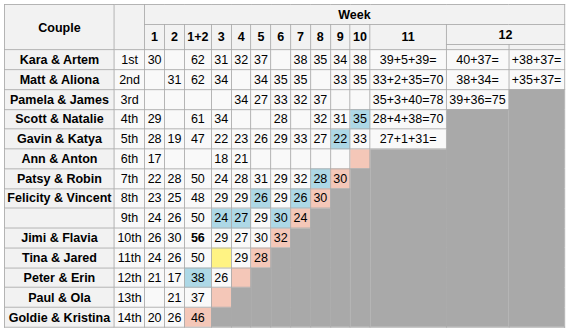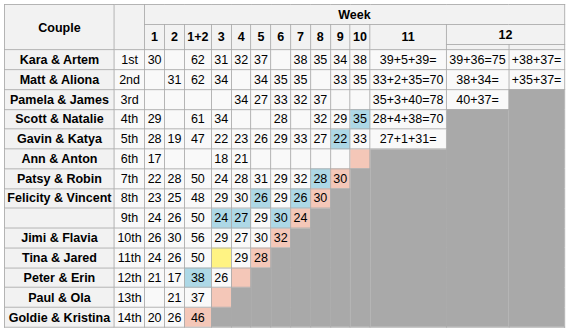(478, 60) 40+37= -> (478, 60) 39+36=75
(478, 100) 39+36=75 -> (478, 100) 40+37=
(340, 120) 31 -> (340, 120) 29
(241, 199) 29 -> (241, 199) 30
(198, 238) bold -> (198, 238) normal
